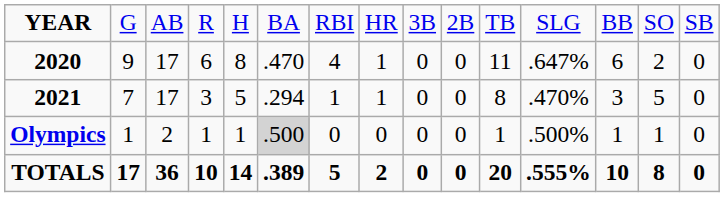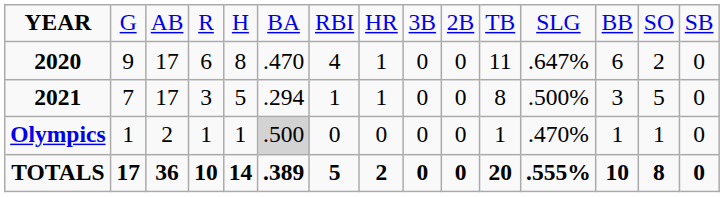(558, 97) .470% -> (558, 97) .500%
(558, 135) .500% -> (558, 135) .470%
